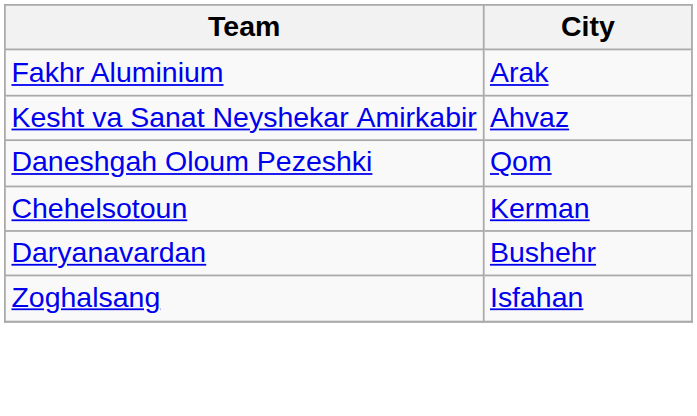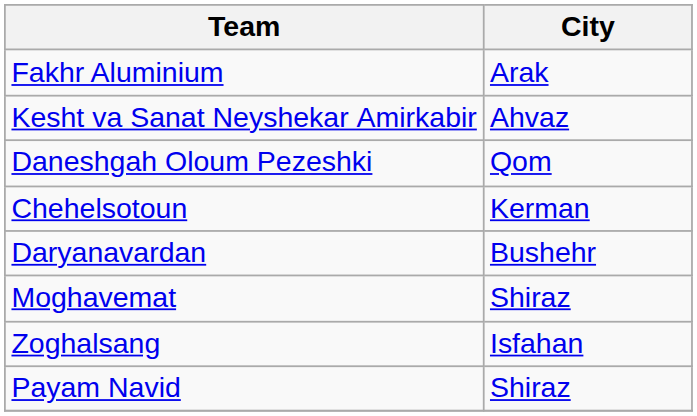+ row: (94, 298)
+ row: (96, 388)
